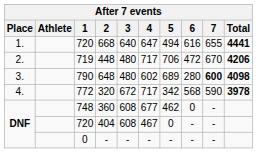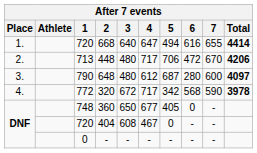(238, 44) 4441 -> (238, 44) 4414
(85, 60) 719 -> (85, 60) 713
(149, 76) 602 -> (149, 76) 612
(171, 76) 689 -> (171, 76) 687
(214, 76) bold -> (214, 76) normal
(238, 76) 4098 -> (238, 76) 4097
(128, 108) 608 -> (128, 108) 650
(171, 108) 462 -> (171, 108) 405
